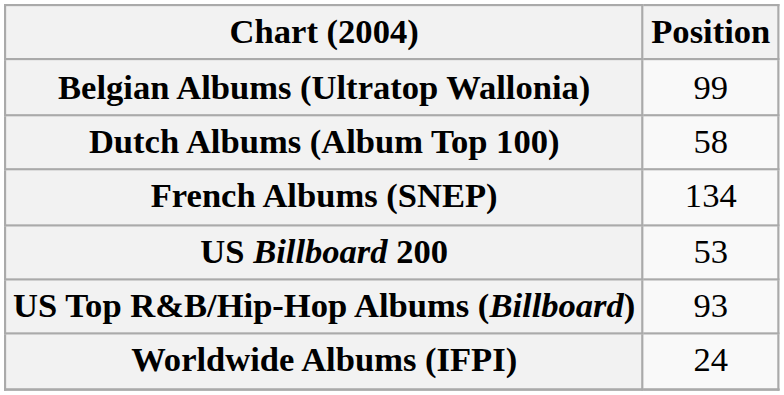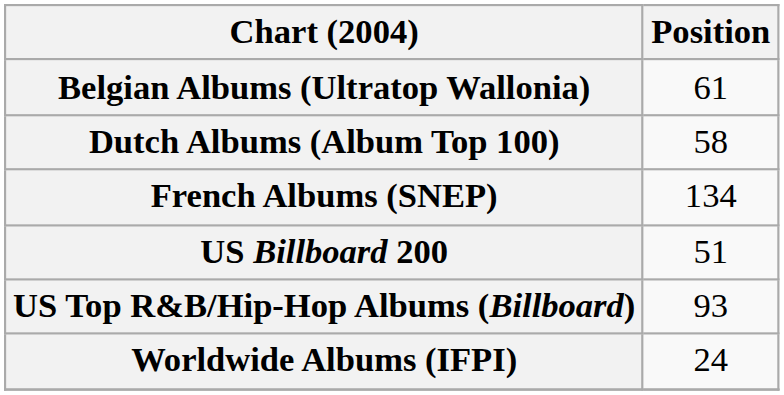(711, 86) 99 -> (711, 86) 61
(711, 251) 53 -> (711, 251) 51
